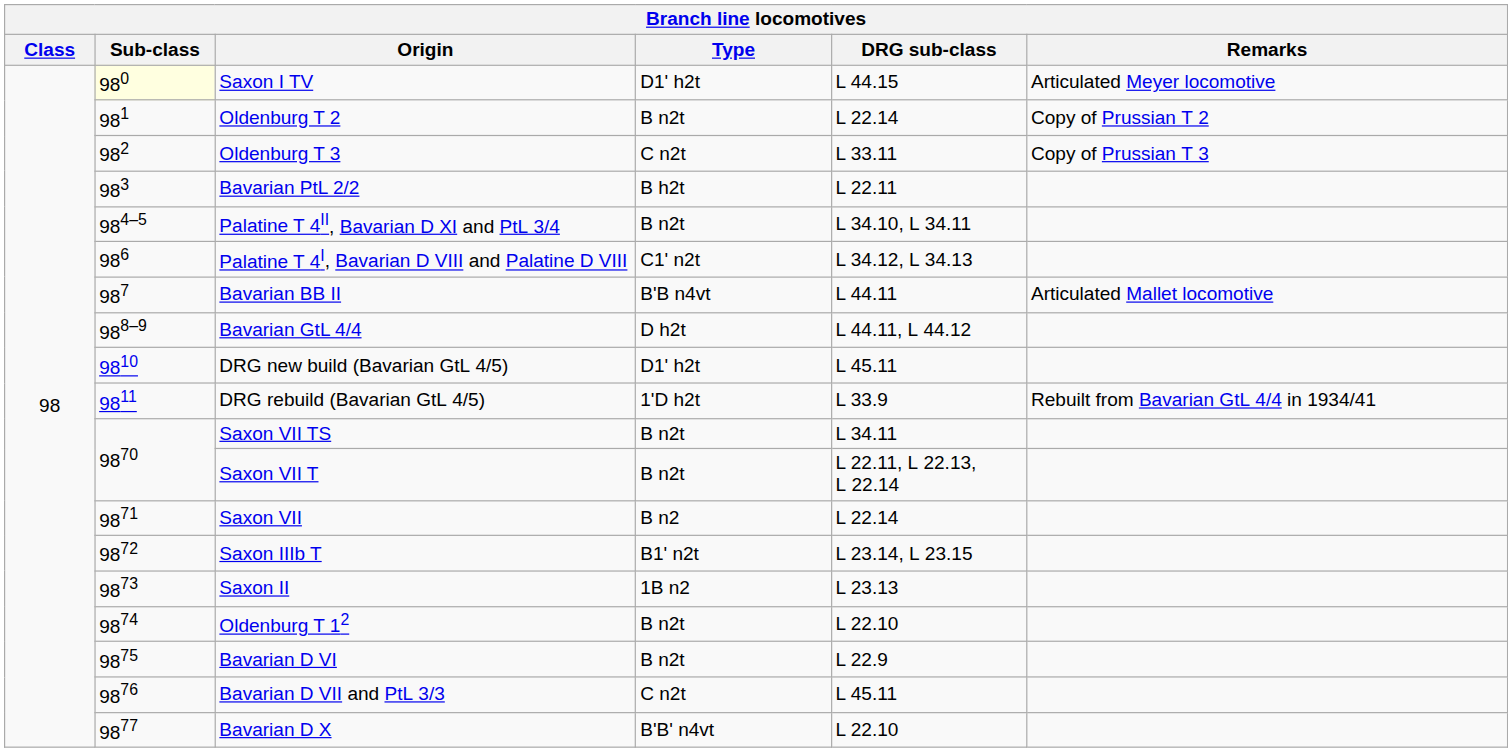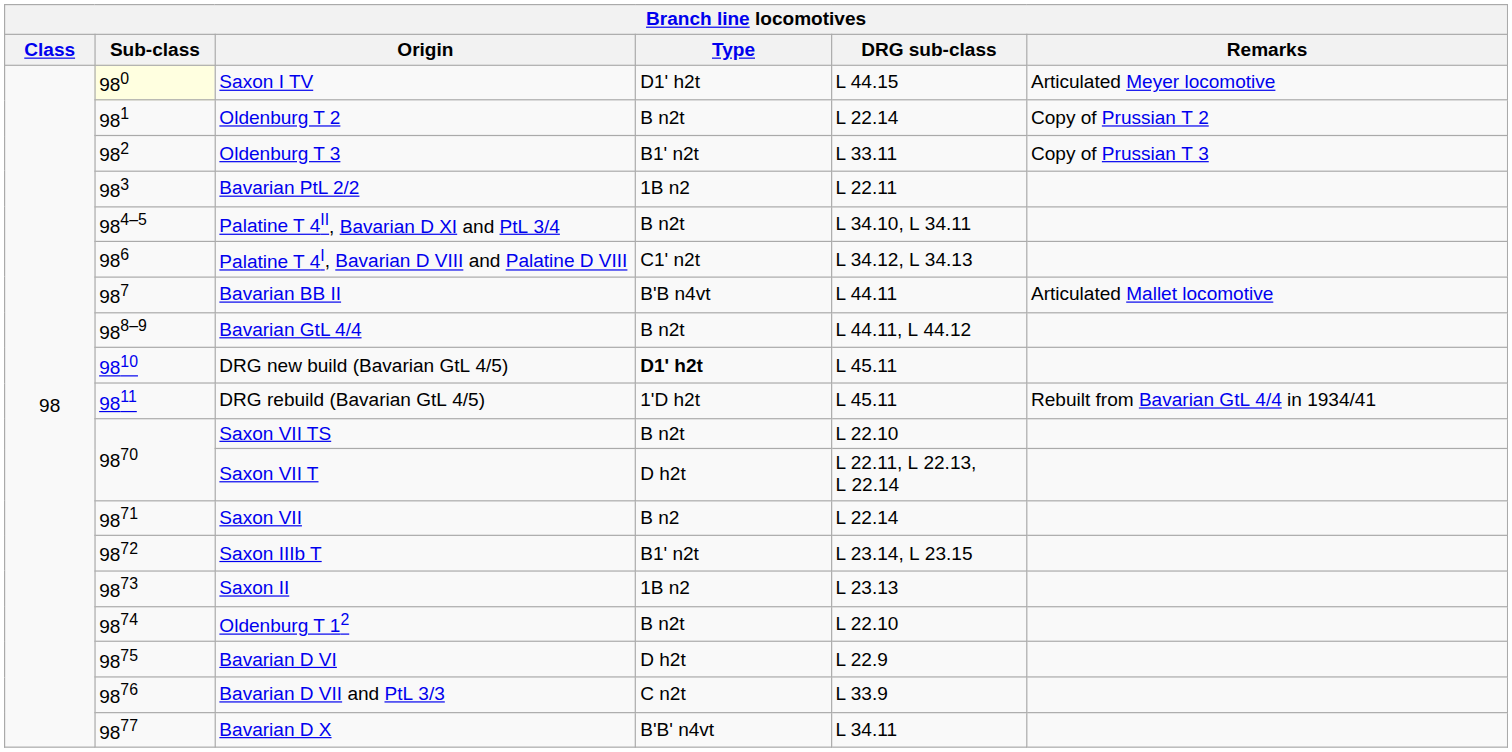(663, 153) C n2t -> (670, 153) B1' n2t
(662, 188) B h2t -> (665, 188) 1B n2
(663, 329) D h2t -> (662, 329) B n2t
(670, 365) normal -> (672, 365) bold
(862, 400) L 33.9 -> (866, 400) L 45.11
(866, 433) L 34.11 -> (867, 433) L 22.10
(662, 474) B n2t -> (663, 474) D h2t
(662, 659) B n2t -> (663, 659) D h2t
(866, 694) L 45.11 -> (862, 694) L 33.9
(867, 729) L 22.10 -> (866, 729) L 34.11
